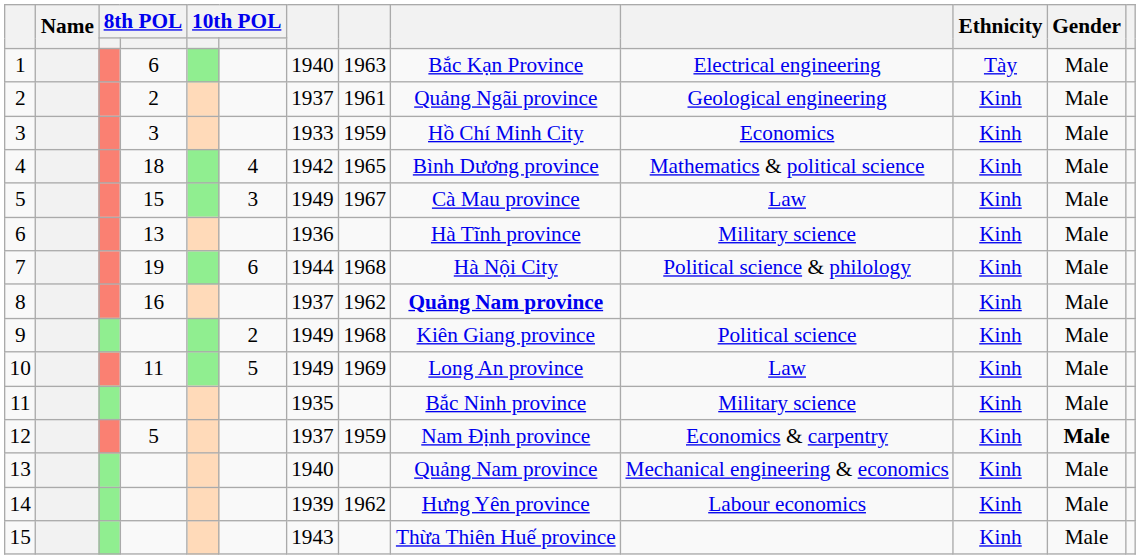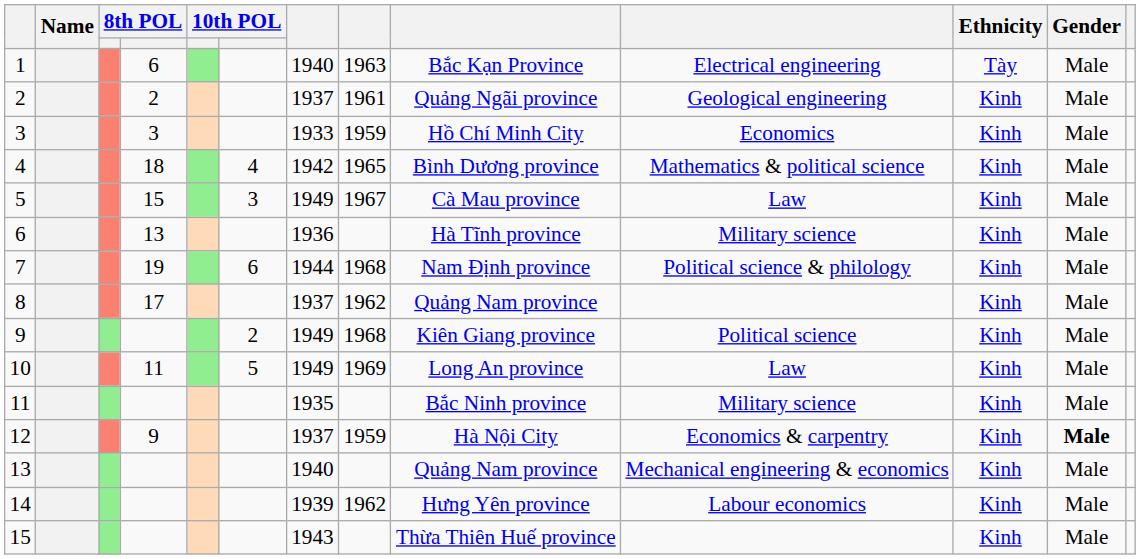(506, 267) Hà Nội City -> (506, 267) Nam Định province
(154, 301) 16 -> (154, 301) 17
(506, 301) bold -> (506, 301) normal
(154, 436) 5 -> (154, 436) 9
(506, 436) Nam Định province -> (506, 436) Hà Nội City
